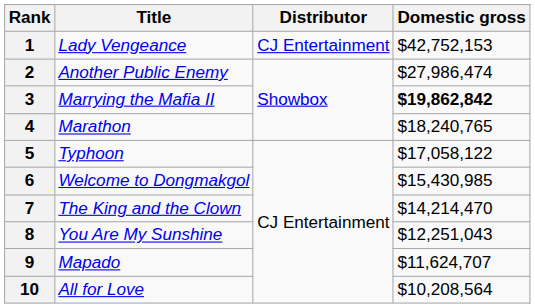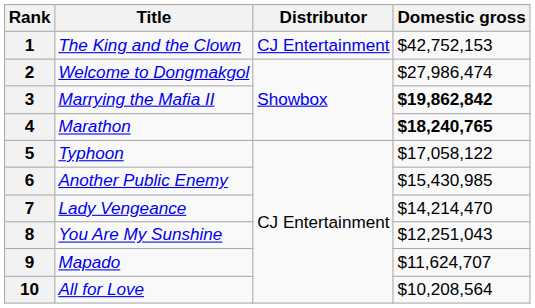(122, 45) Lady Vengeance -> (150, 45) The King and the Clown
(143, 72) Another Public Enemy -> (154, 72) Welcome to Dongmakgol
(445, 126) normal -> (445, 126) bold
(154, 180) Welcome to Dongmakgol -> (143, 180) Another Public Enemy
(150, 208) The King and the Clown -> (122, 208) Lady Vengeance
